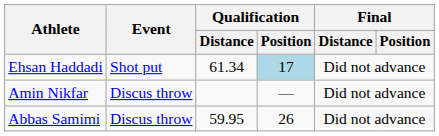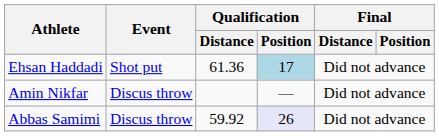(227, 67) 61.34 -> (227, 67) 61.36
(227, 118) 59.95 -> (227, 118) 59.92
(286, 118) no background -> (286, 118) lavender background
